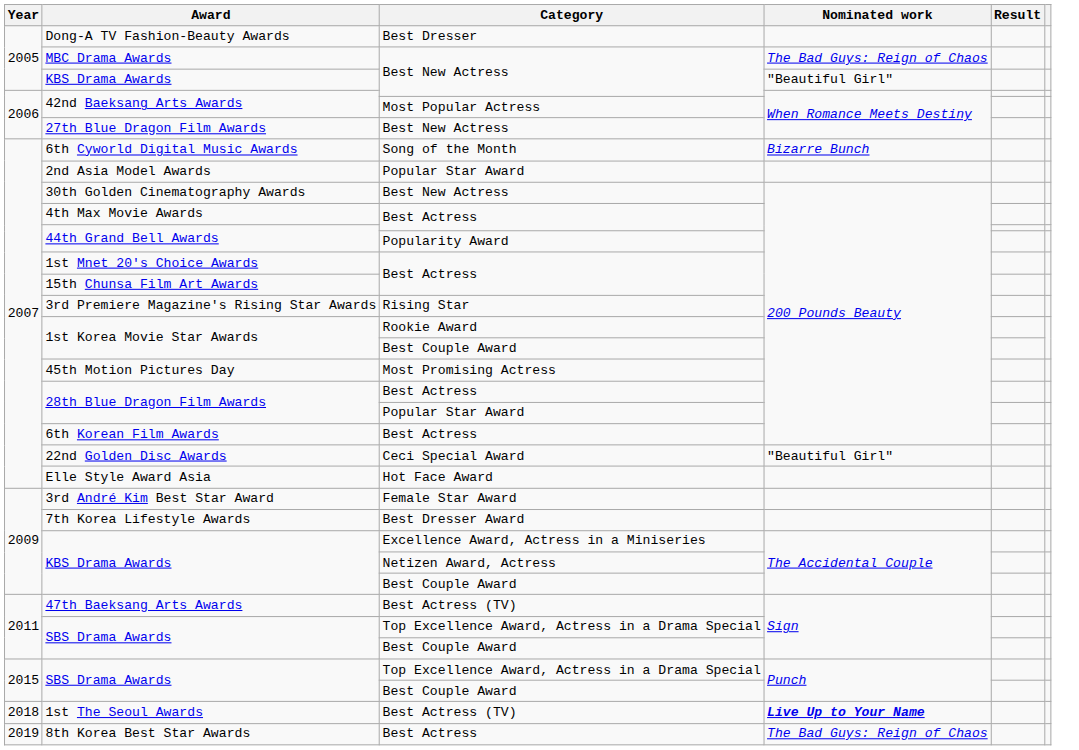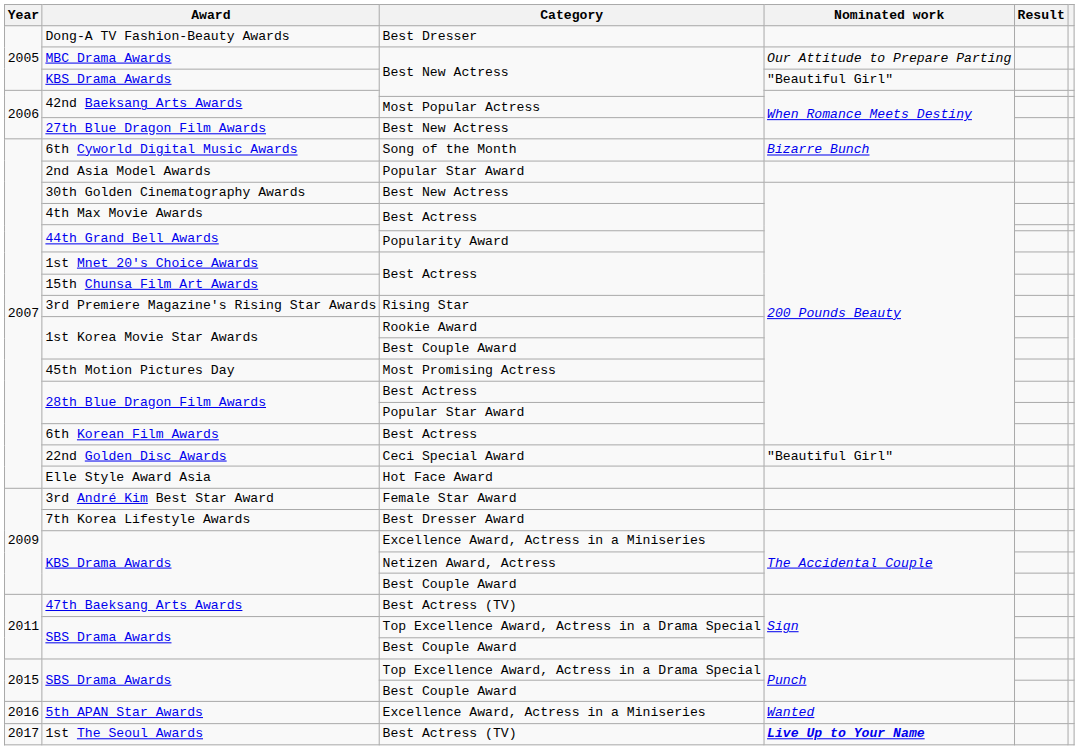(877, 58) The Bad Guys: Reign of Chaos -> (889, 58) Our Attitude to Prepare Parting
+ row: (124, 712)
(23, 712) 2018 -> (23, 734) 2017
- row: (148, 734)
